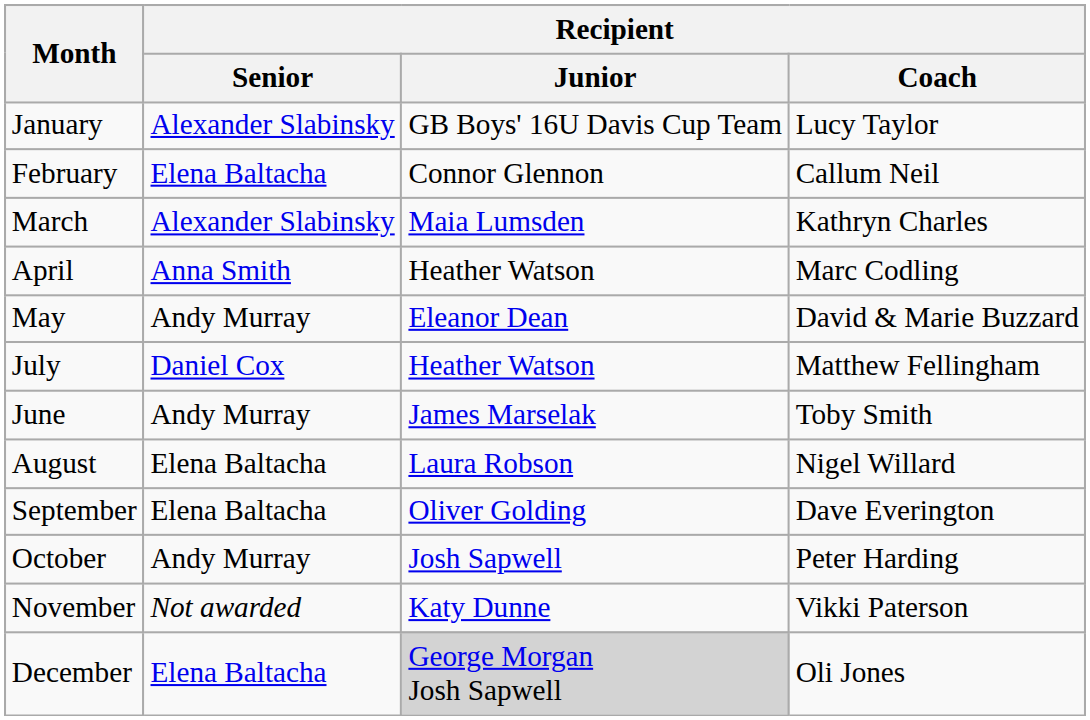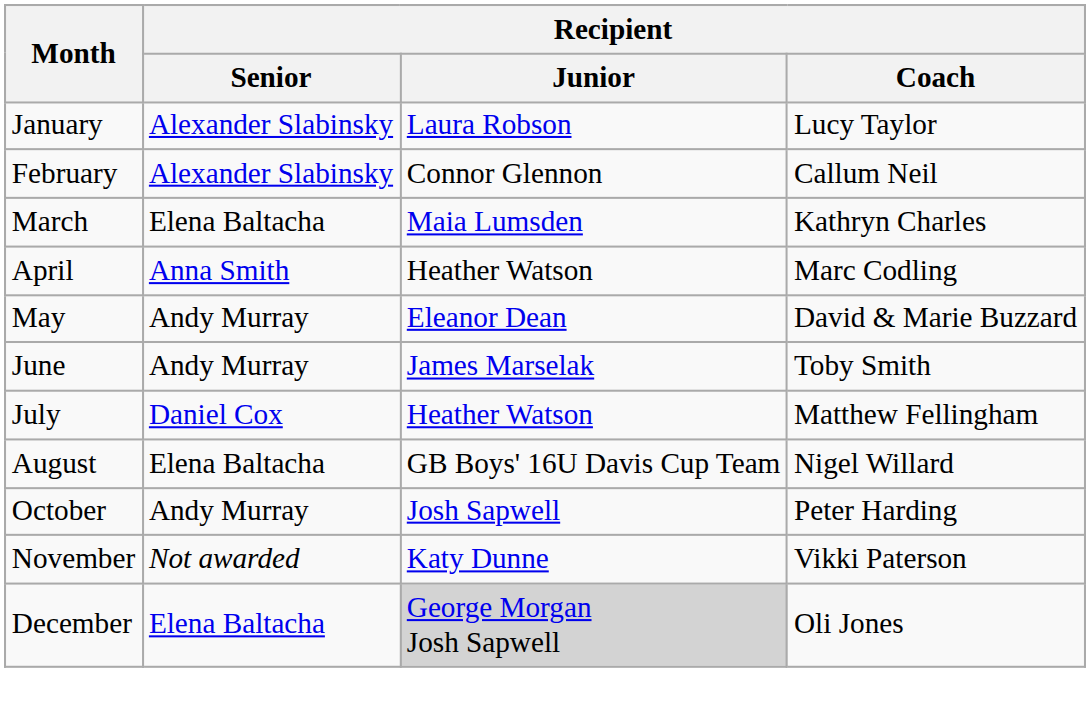(595, 125) GB Boys' 16U Davis Cup Team -> (489, 125) Laura Robson
(239, 173) Elena Baltacha -> (271, 173) Alexander Slabinsky
(273, 221) Alexander Slabinsky -> (237, 221) Elena Baltacha
rows swapped: (39, 414) <-> (36, 366)
(491, 462) Laura Robson -> (594, 462) GB Boys' 16U Davis Cup Team
- row: (74, 511)
